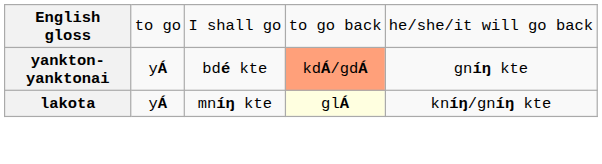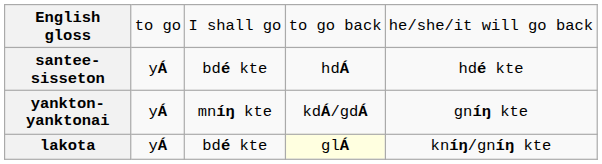+ row: (68, 69)
(235, 69) bdé kte -> (235, 112) mníŋ kte
(335, 69) lightsalmon background -> (335, 112) no background
(235, 103) mníŋ kte -> (235, 146) bdé kte
